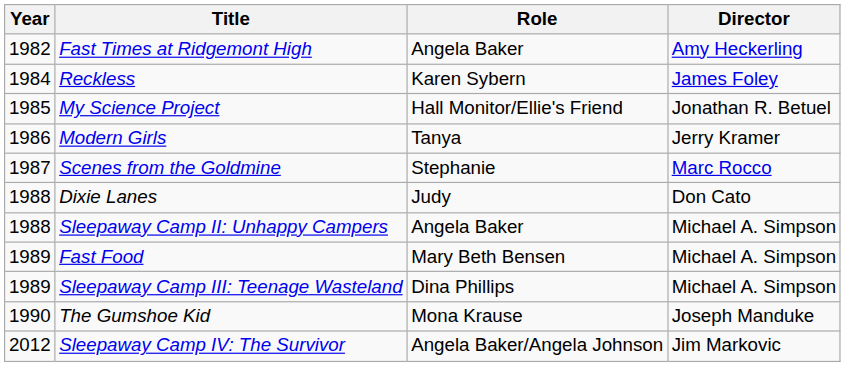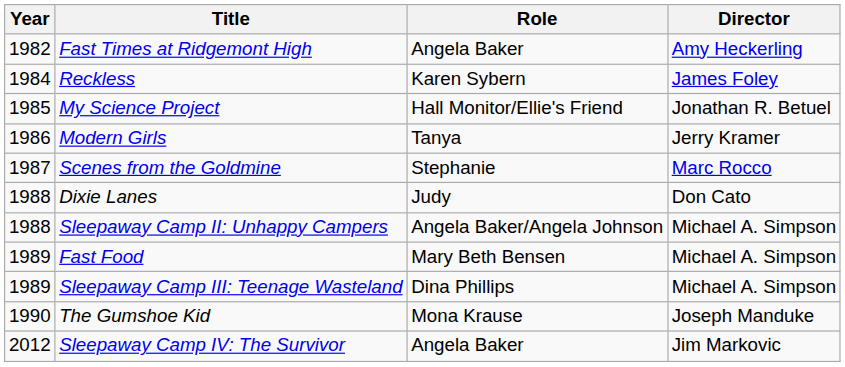(467, 227) Angela Baker -> (537, 227) Angela Baker/Angela Johnson
(537, 345) Angela Baker/Angela Johnson -> (467, 345) Angela Baker
